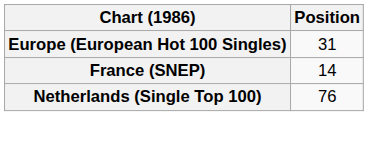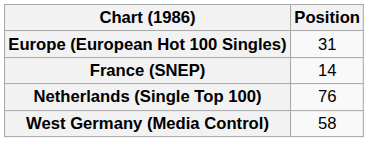+ row: (148, 123)
